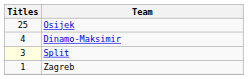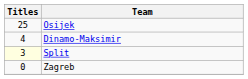(23, 67) 1 -> (23, 67) 0
